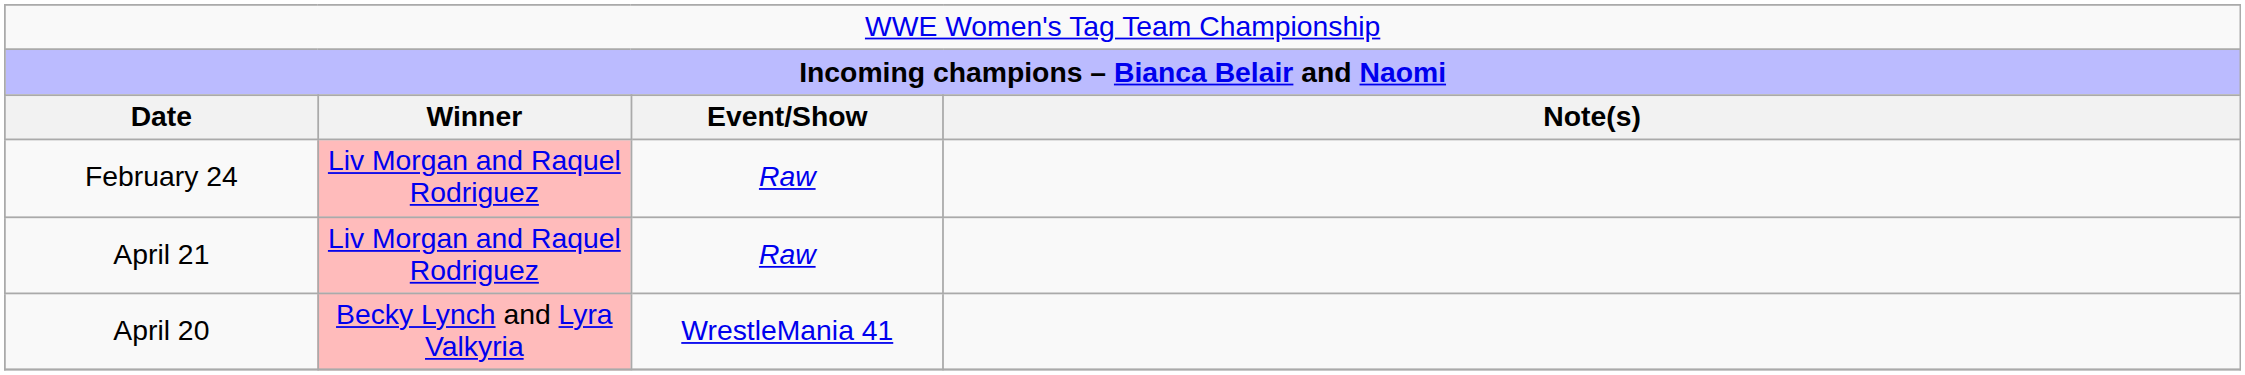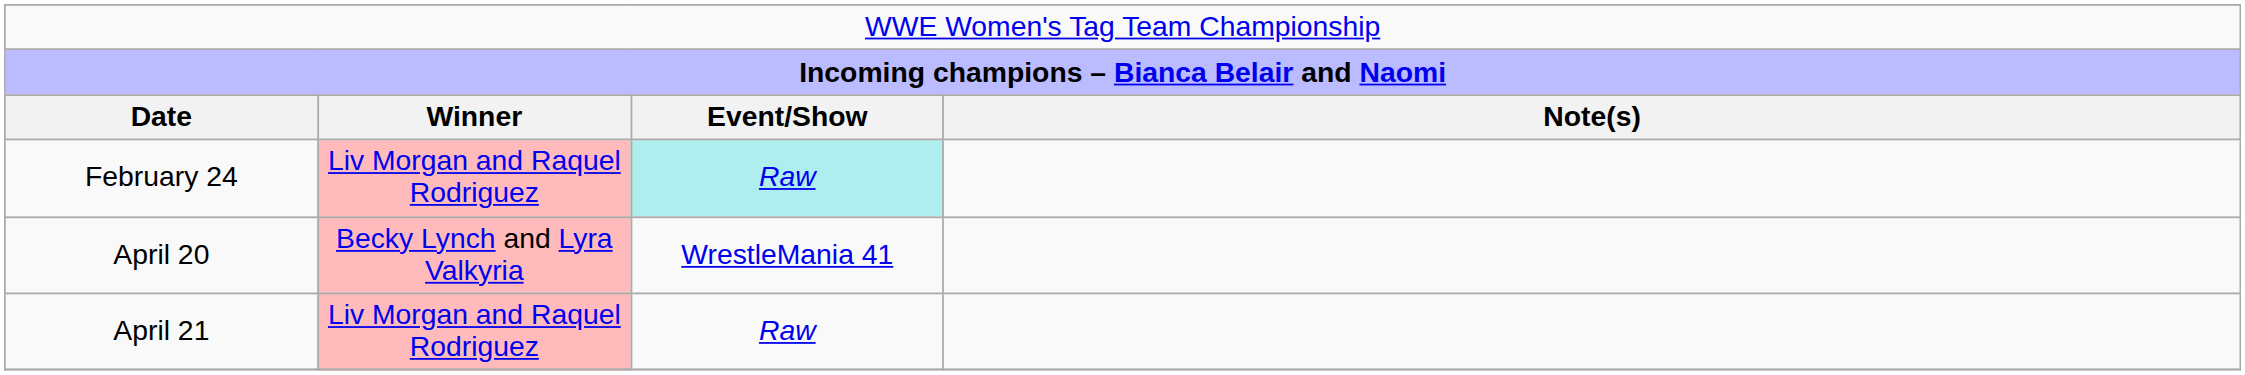(787, 177) no background -> (787, 177) paleturquoise background
rows swapped: (161, 331) <-> (161, 254)
